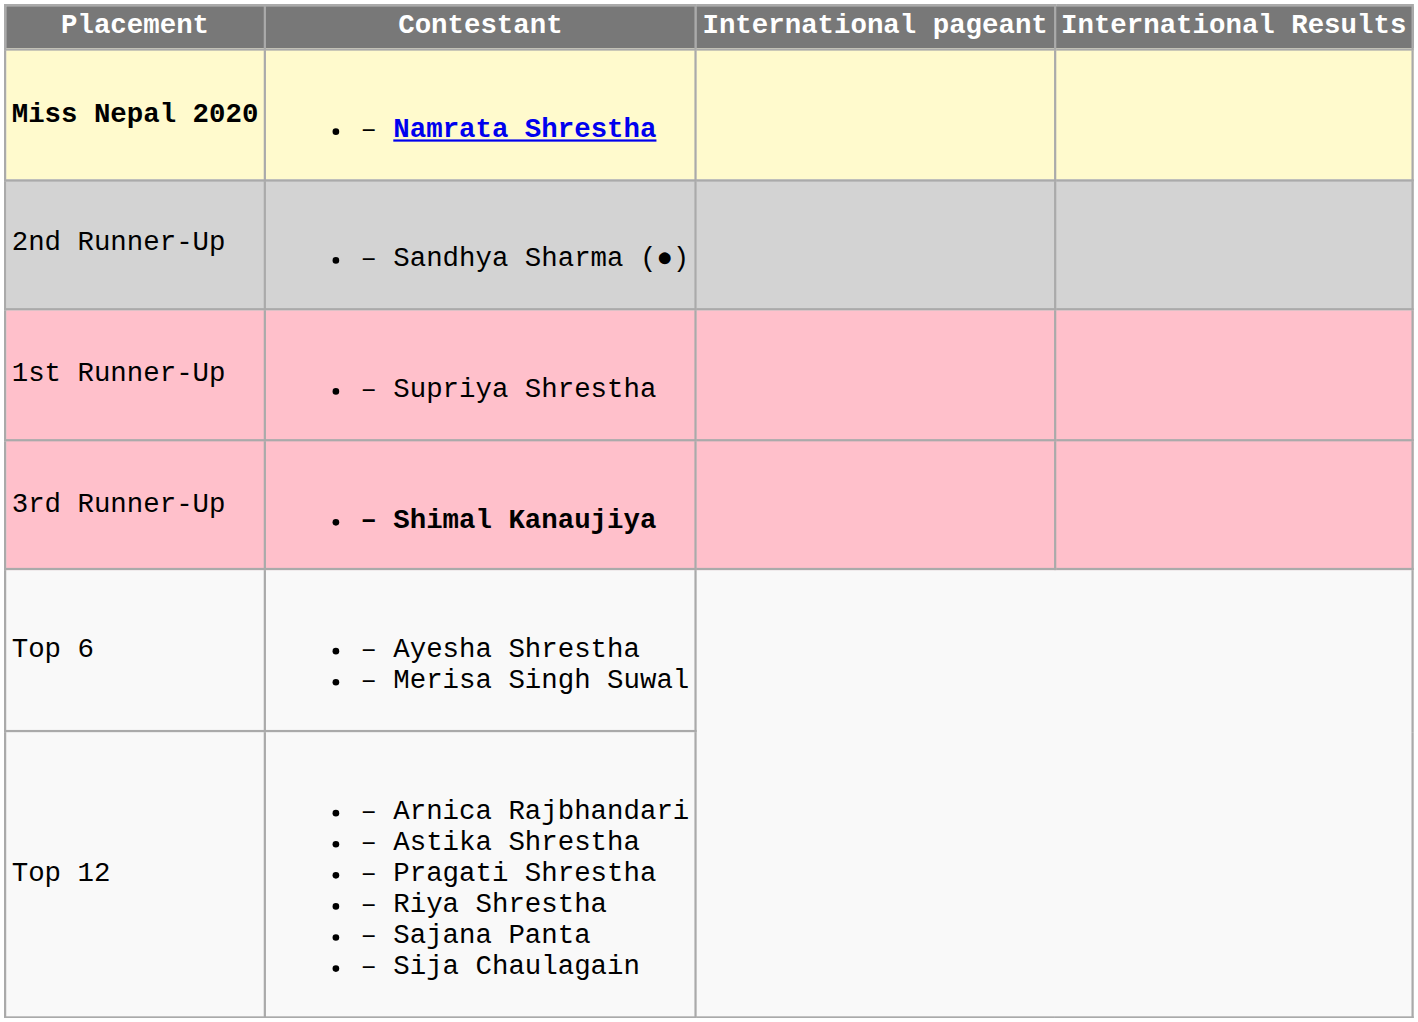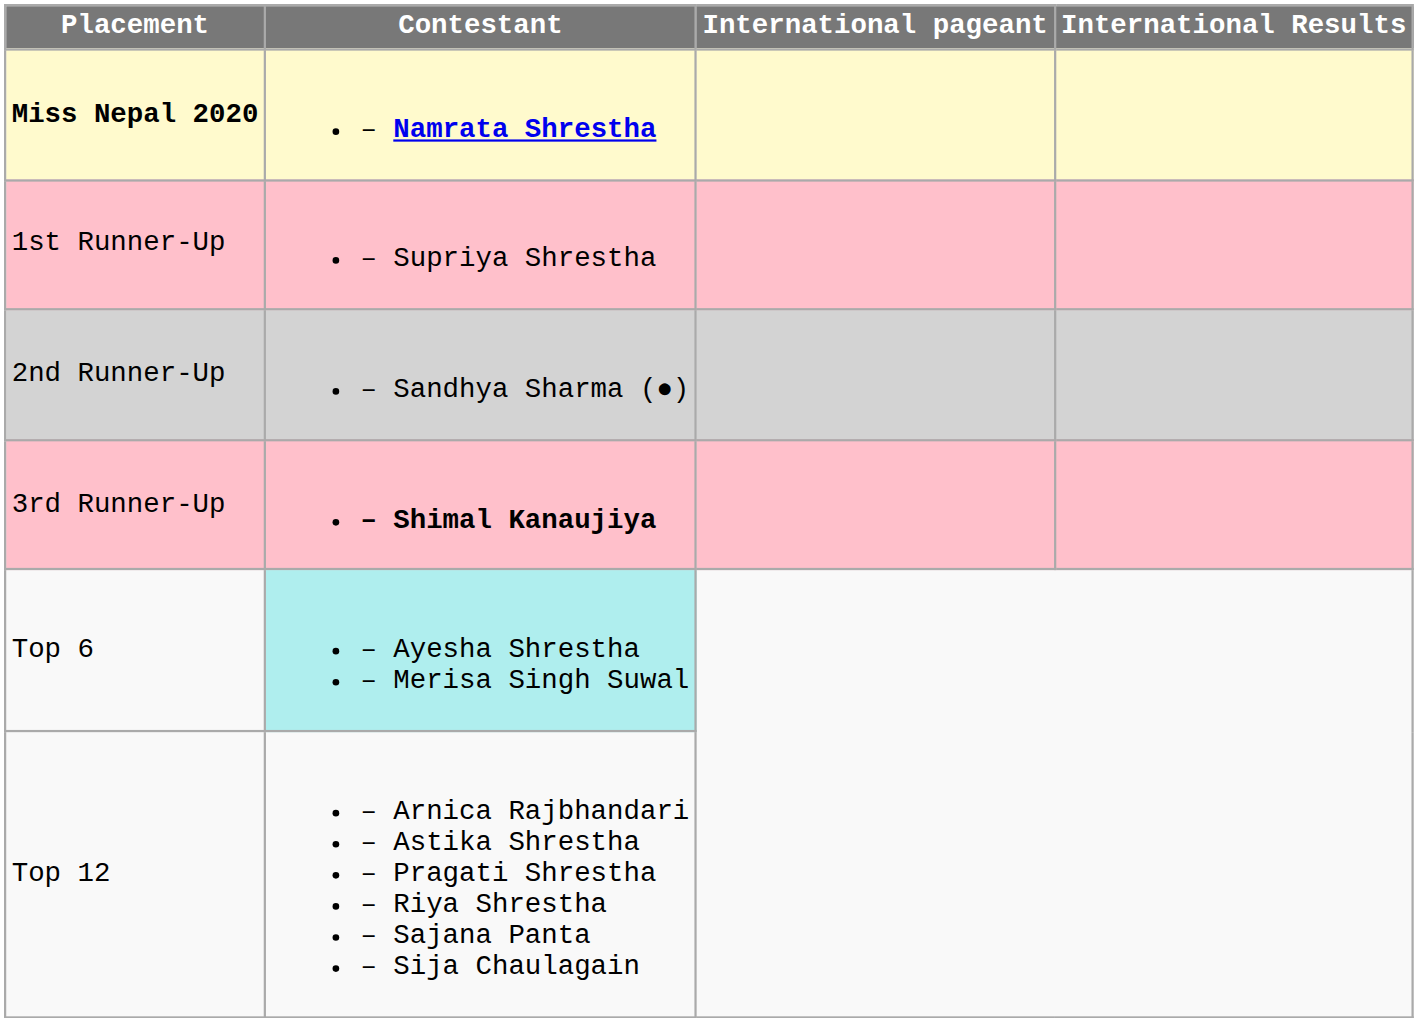rows swapped: (119, 375) <-> (119, 245)
(480, 666) no background -> (480, 666) paleturquoise background
